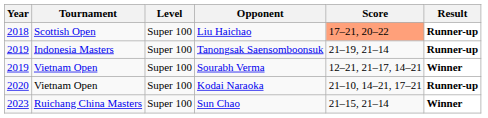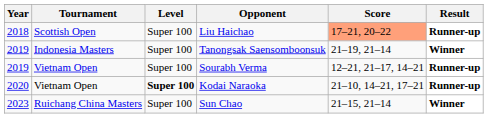(452, 50) Runner-up -> (447, 50) Winner
(445, 68) Winner -> (455, 68) Runner-up
(170, 86) normal -> (171, 86) bold
